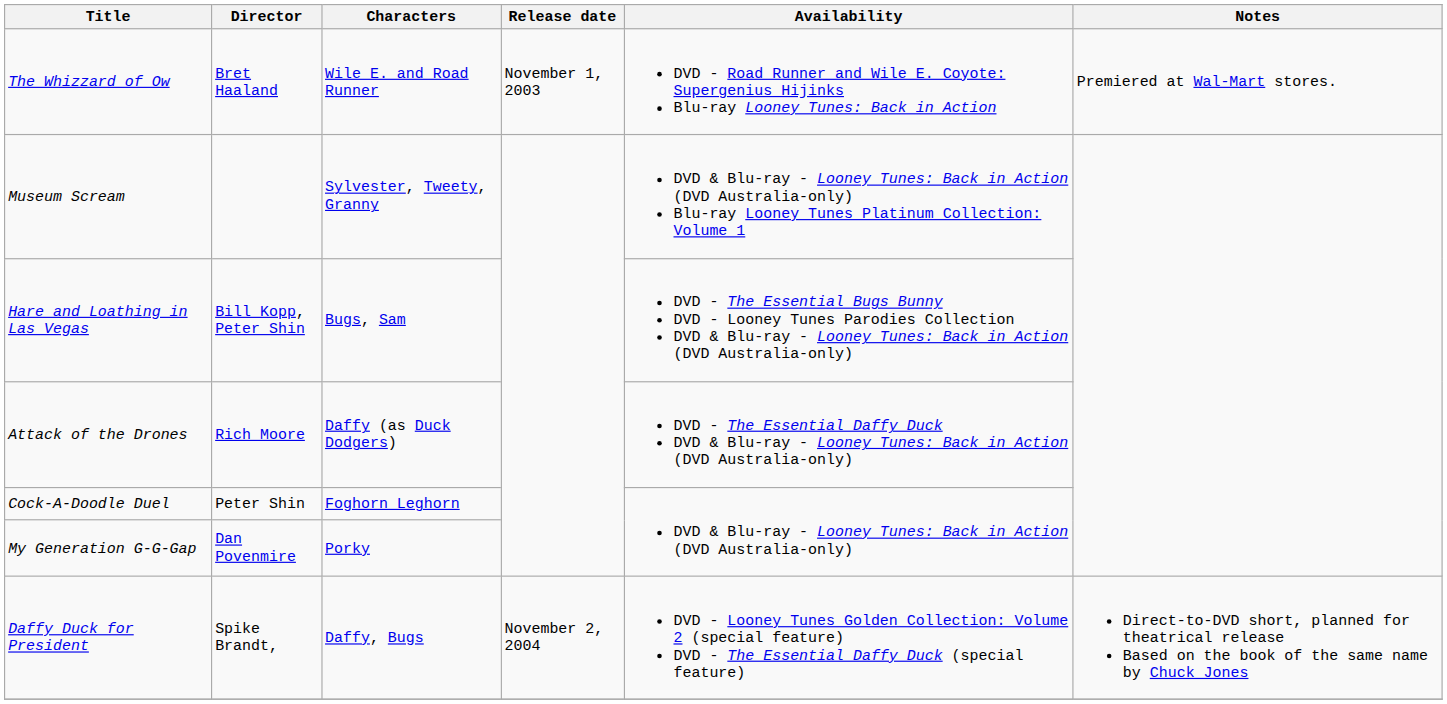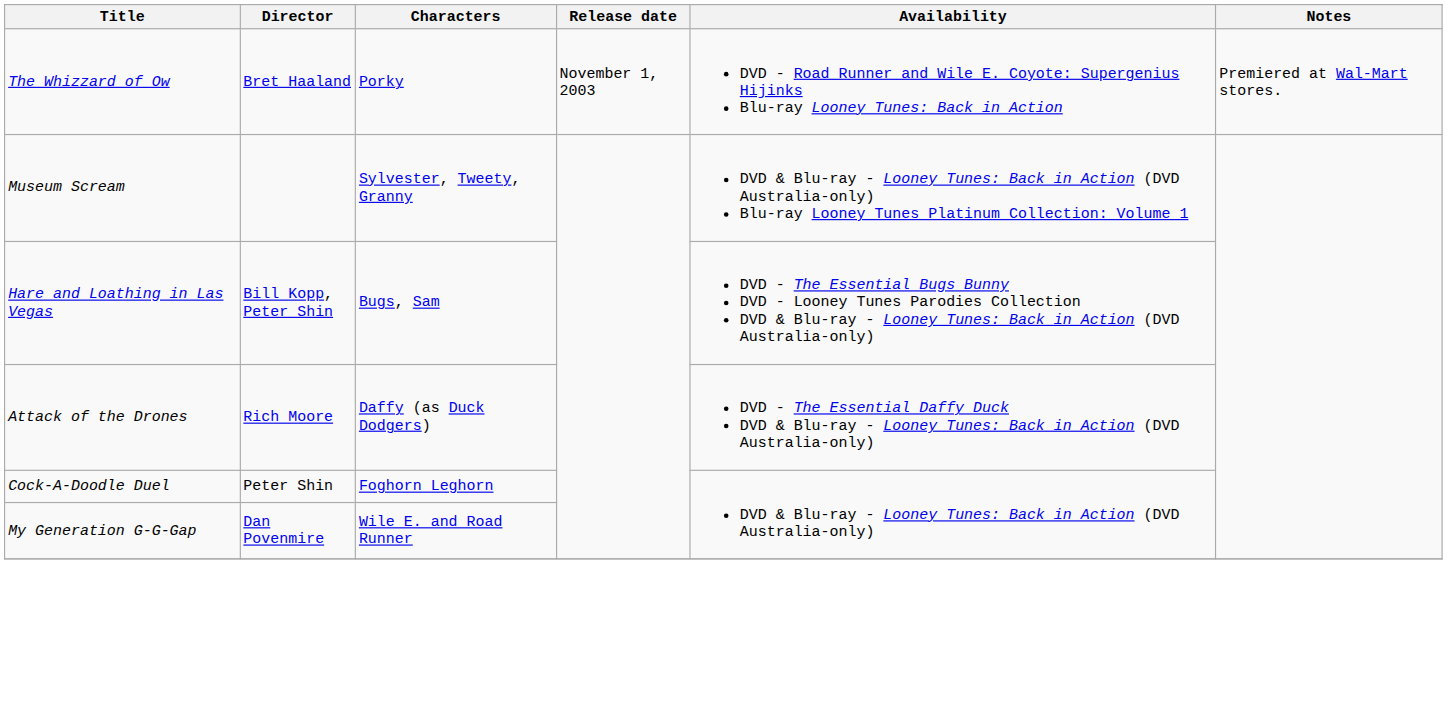(397, 82) Wile E. and Road Runner -> (381, 82) Porky
(347, 548) Porky -> (431, 531) Wile E. and Road Runner
- row: (71, 638)
